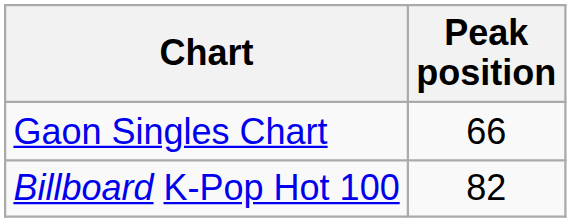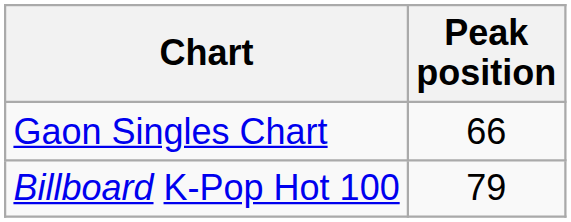(486, 187) 82 -> (486, 187) 79
